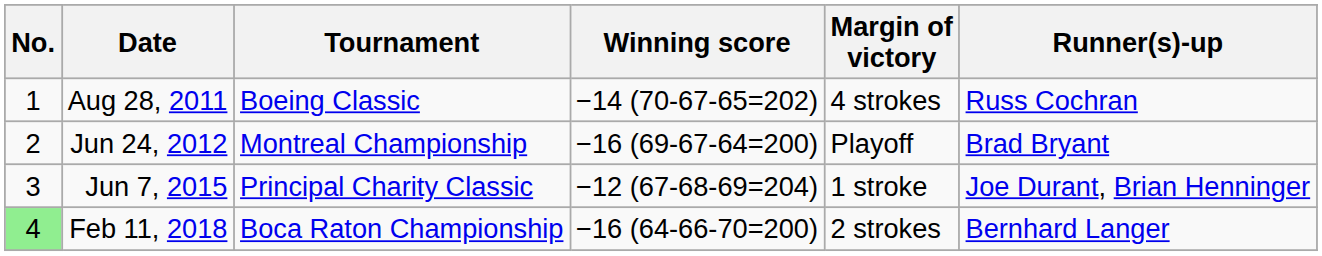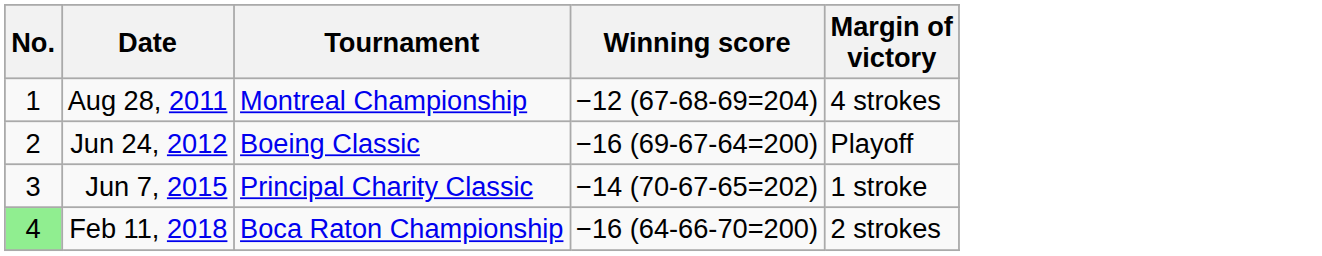- column: (1138, 42)
(330, 100) Boeing Classic -> (384, 100) Montreal Championship
(697, 100) −14 (70-67-65=202) -> (697, 100) −12 (67-68-69=204)
(384, 143) Montreal Championship -> (330, 143) Boeing Classic
(697, 186) −12 (67-68-69=204) -> (697, 186) −14 (70-67-65=202)
